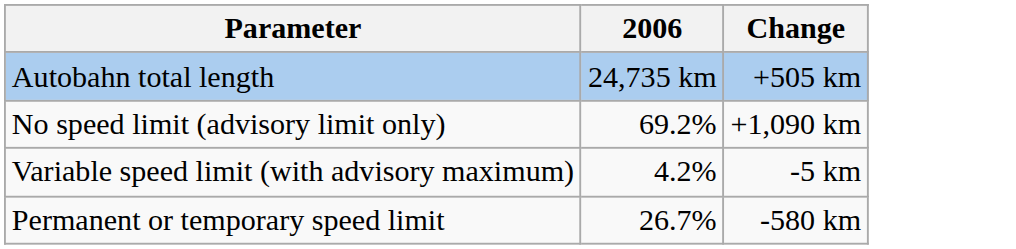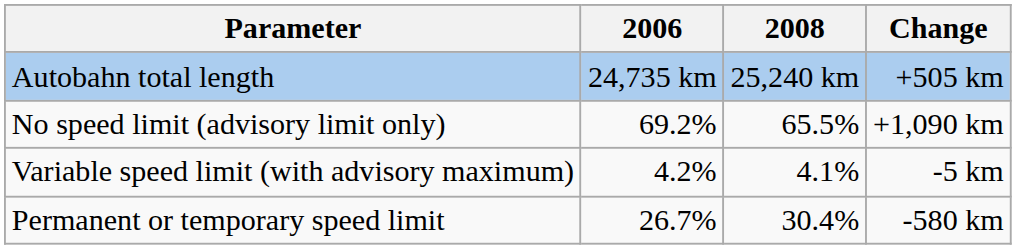+ column: (795, 28)
